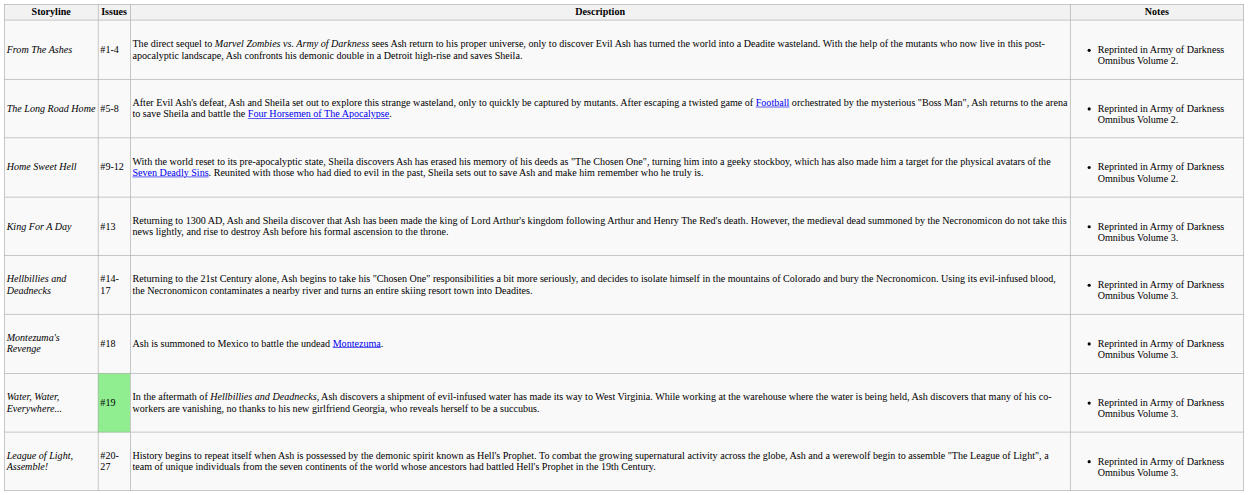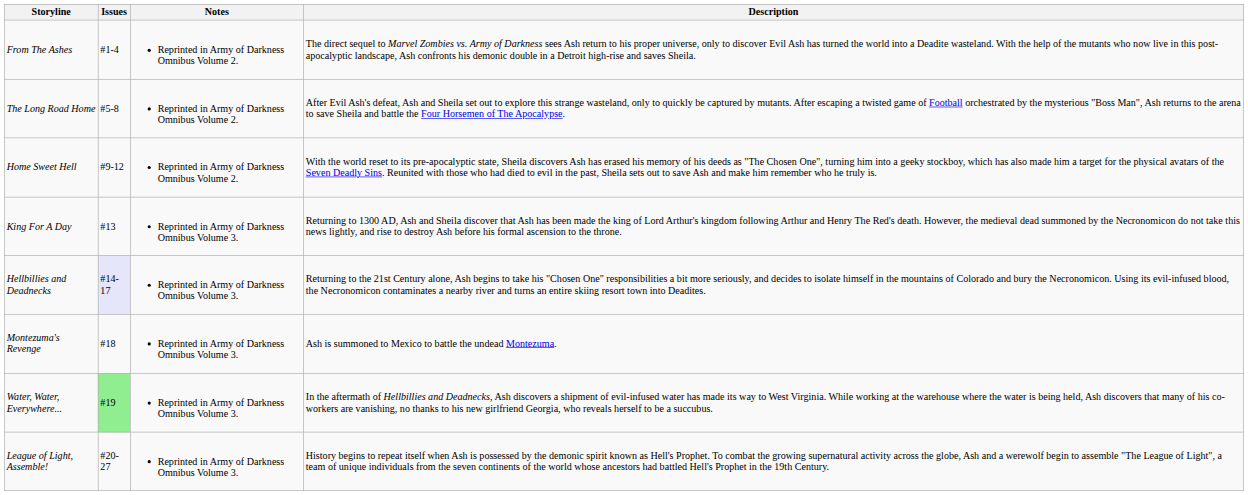columns swapped: (600, 12) <-> (1157, 12)
(110, 285) no background -> (110, 285) lavender background
